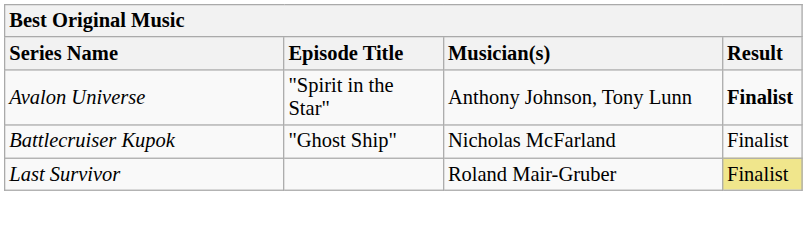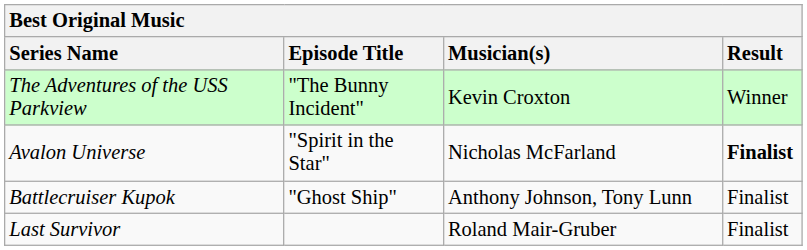+ row: (119, 97)
(570, 97) Anthony Johnson, Tony Lunn -> (532, 152) Nicholas McFarland
(532, 141) Nicholas McFarland -> (570, 196) Anthony Johnson, Tony Lunn
(758, 173) khaki background -> (758, 229) no background
